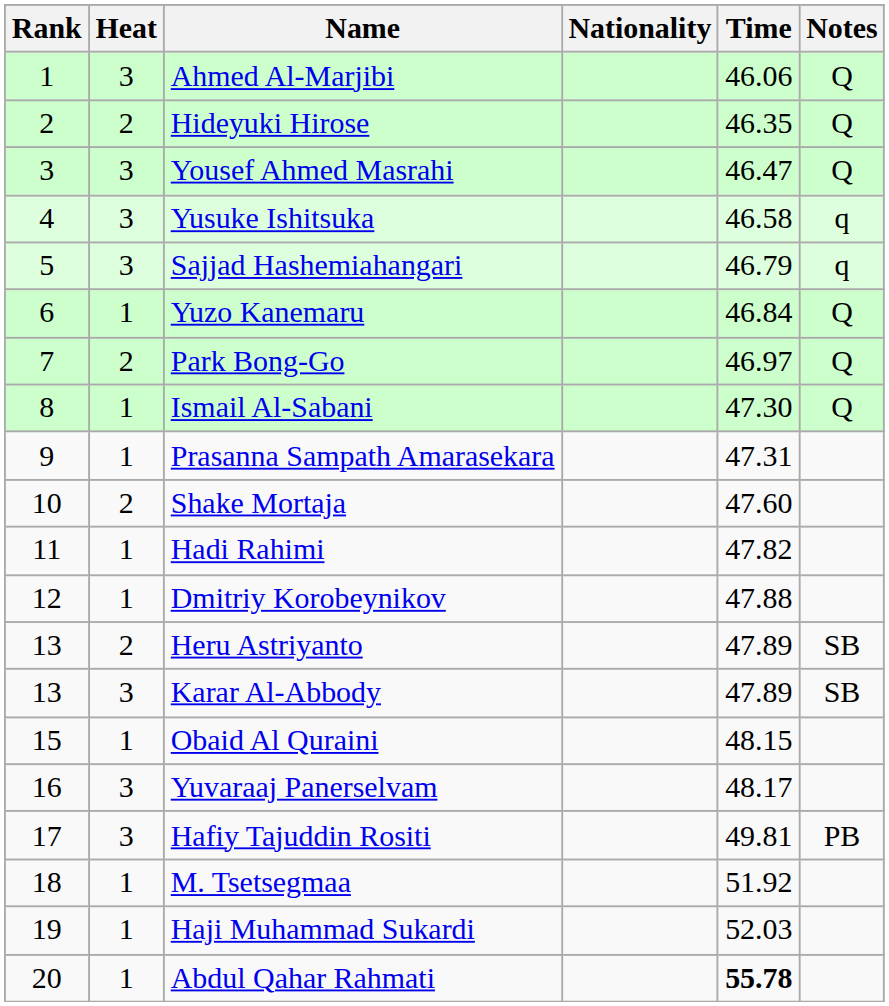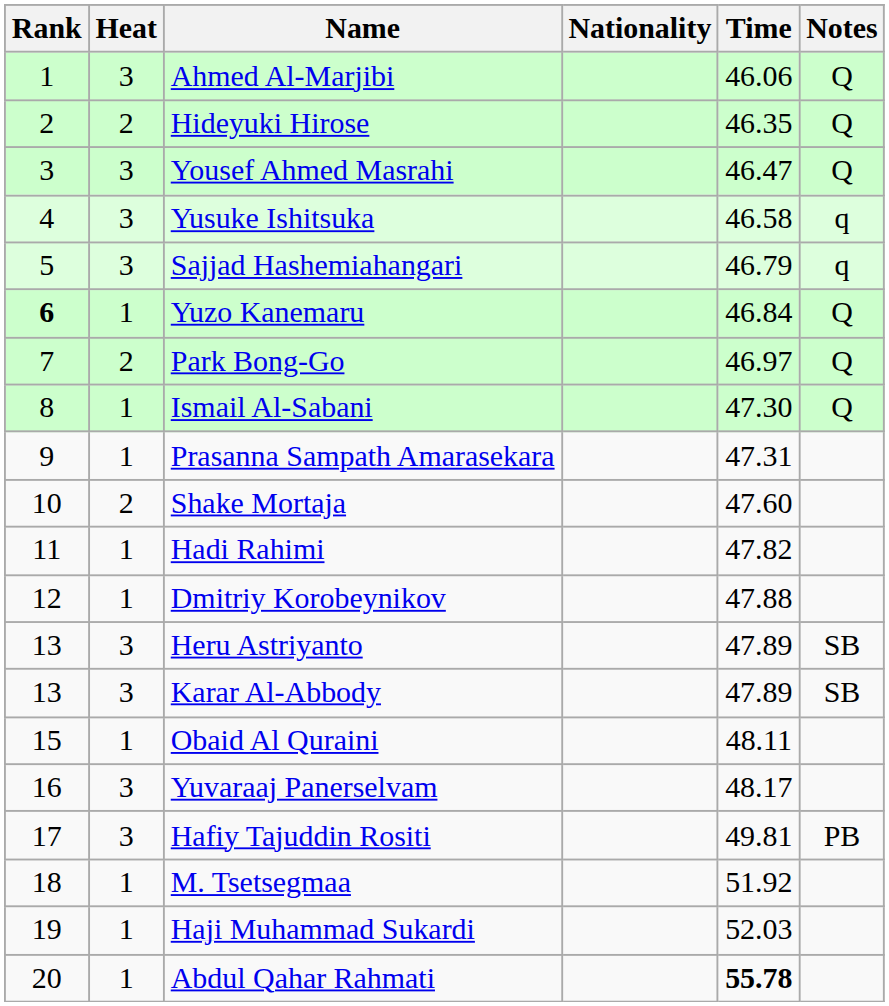(47, 312) normal -> (47, 312) bold
(126, 645) 2 -> (126, 645) 3
(759, 739) 48.15 -> (759, 739) 48.11
